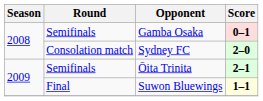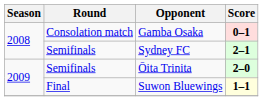(71, 31) Semifinals -> (90, 31) Consolation match
(90, 50) Consolation match -> (71, 50) Semifinals
(241, 50) 2–0 -> (241, 50) 2–1
(241, 68) 2–1 -> (241, 68) 2–0
